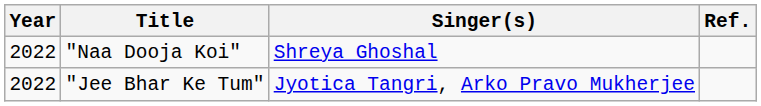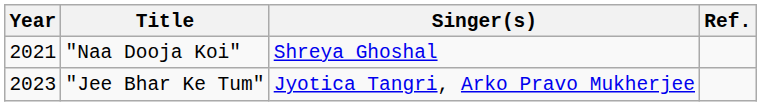(33, 52) 2022 -> (33, 52) 2021
(33, 84) 2022 -> (33, 84) 2023
